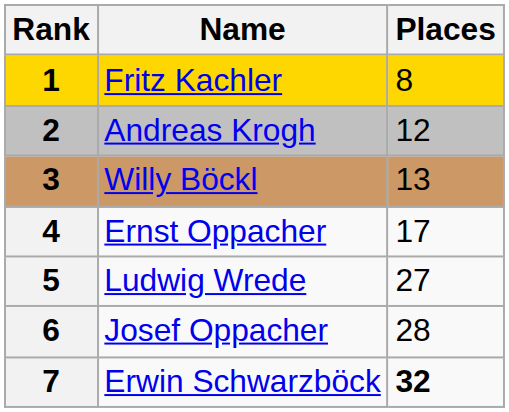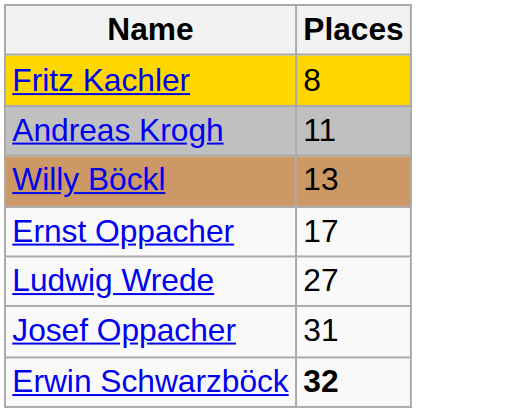- column: (51, 29)
(413, 130) 12 -> (320, 130) 11
(413, 331) 28 -> (321, 331) 31
